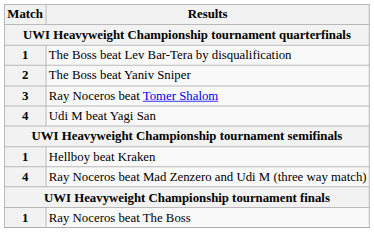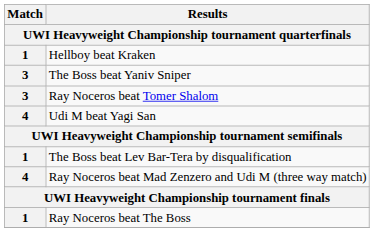rows swapped: (102, 156) <-> (170, 55)
(25, 75) 2 -> (25, 75) 3
